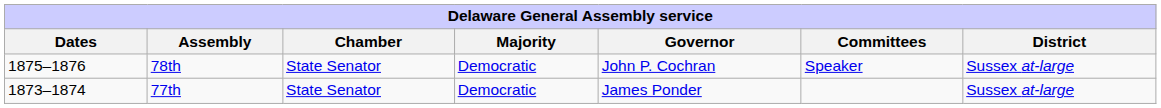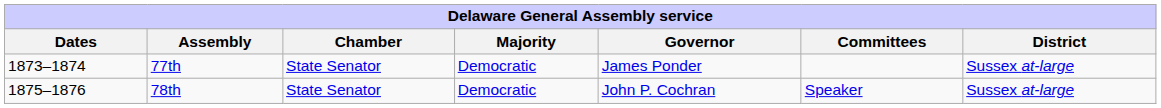rows swapped: (166, 90) <-> (166, 66)
